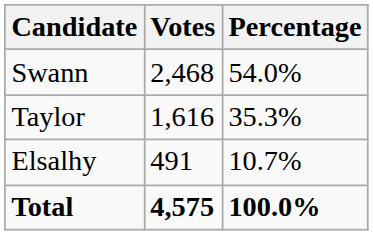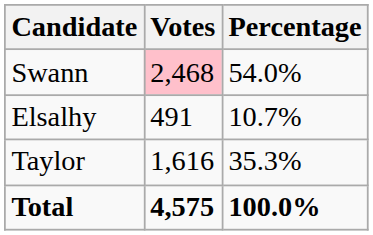(182, 71) no background -> (182, 71) pink background
rows swapped: (48, 116) <-> (54, 161)
